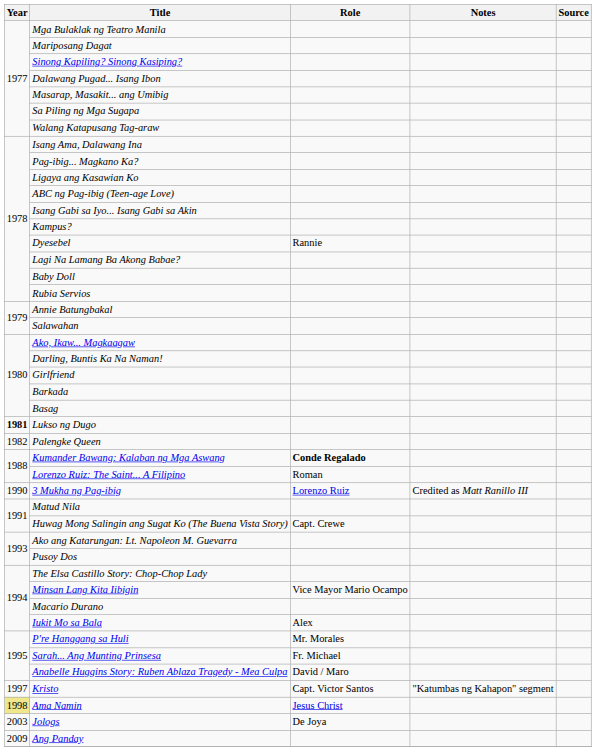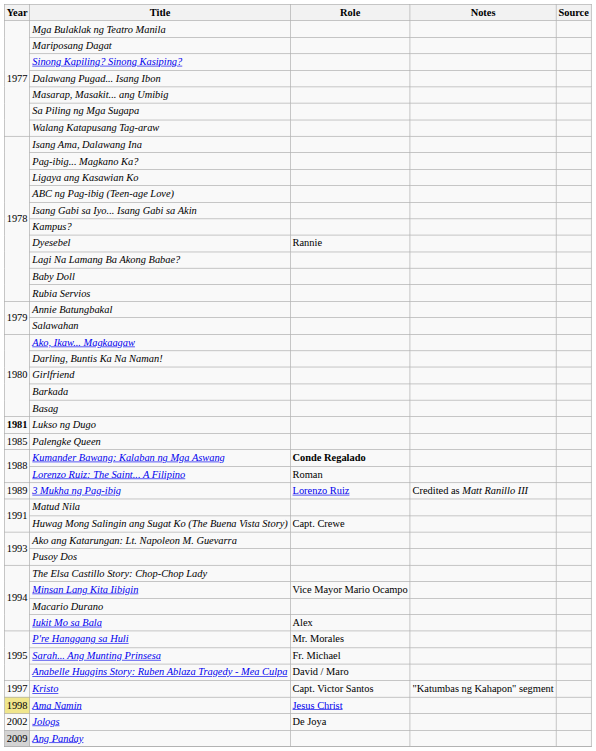(17, 441) 1982 -> (17, 441) 1985
(17, 491) 1990 -> (17, 491) 1989
(17, 721) 2003 -> (17, 721) 2002
(17, 738) no background -> (17, 738) lightgrey background
